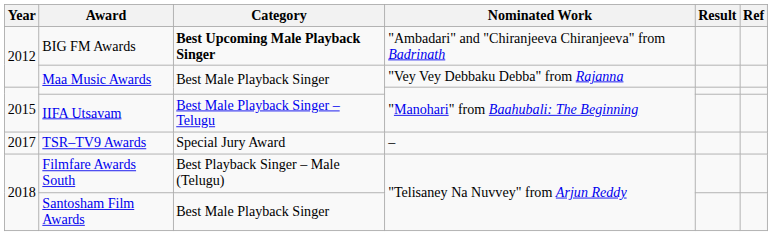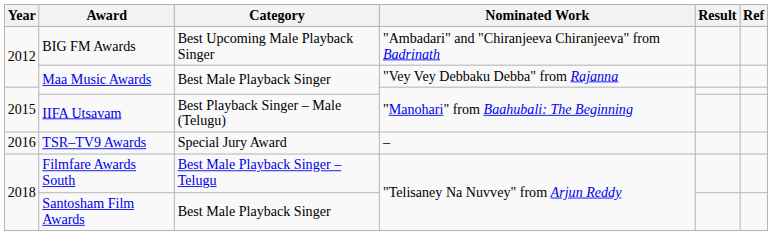(268, 45) bold -> (266, 45) normal
(258, 112) Best Male Playback Singer – Telugu -> (259, 112) Best Playback Singer – Male (Telugu)
(22, 143) 2017 -> (22, 143) 2016
(258, 173) Best Playback Singer – Male (Telugu) -> (259, 173) Best Male Playback Singer – Telugu
